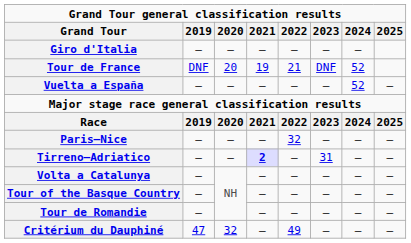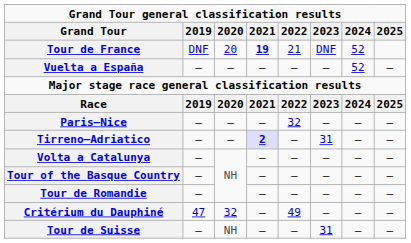- row: (94, 49)
(262, 67) normal -> (262, 49) bold
+ row: (94, 230)
